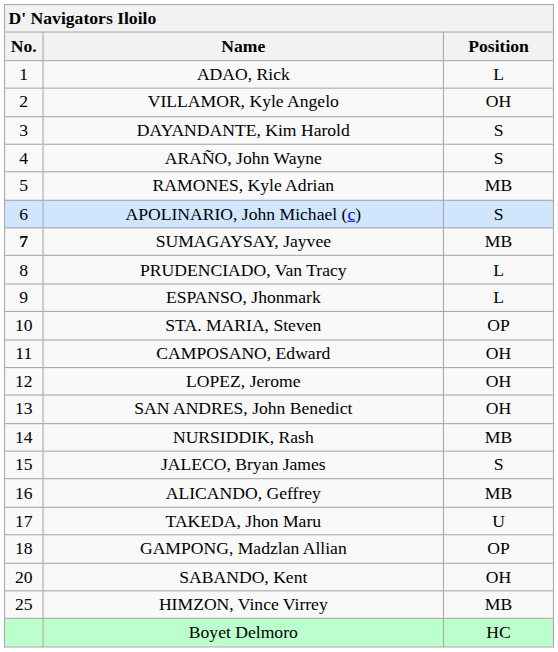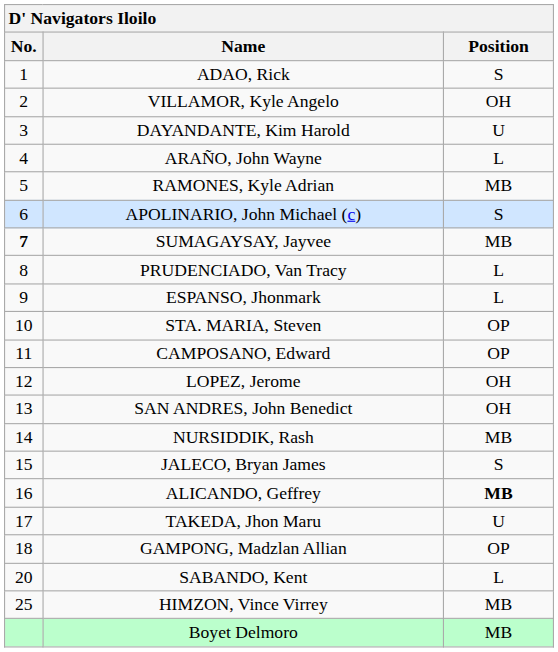(499, 74) L -> (499, 74) S
(499, 130) S -> (499, 130) U
(499, 158) S -> (499, 158) L
(499, 353) OH -> (499, 353) OP
(499, 492) normal -> (499, 492) bold
(499, 576) OH -> (499, 576) L
(499, 632) HC -> (499, 632) MB
